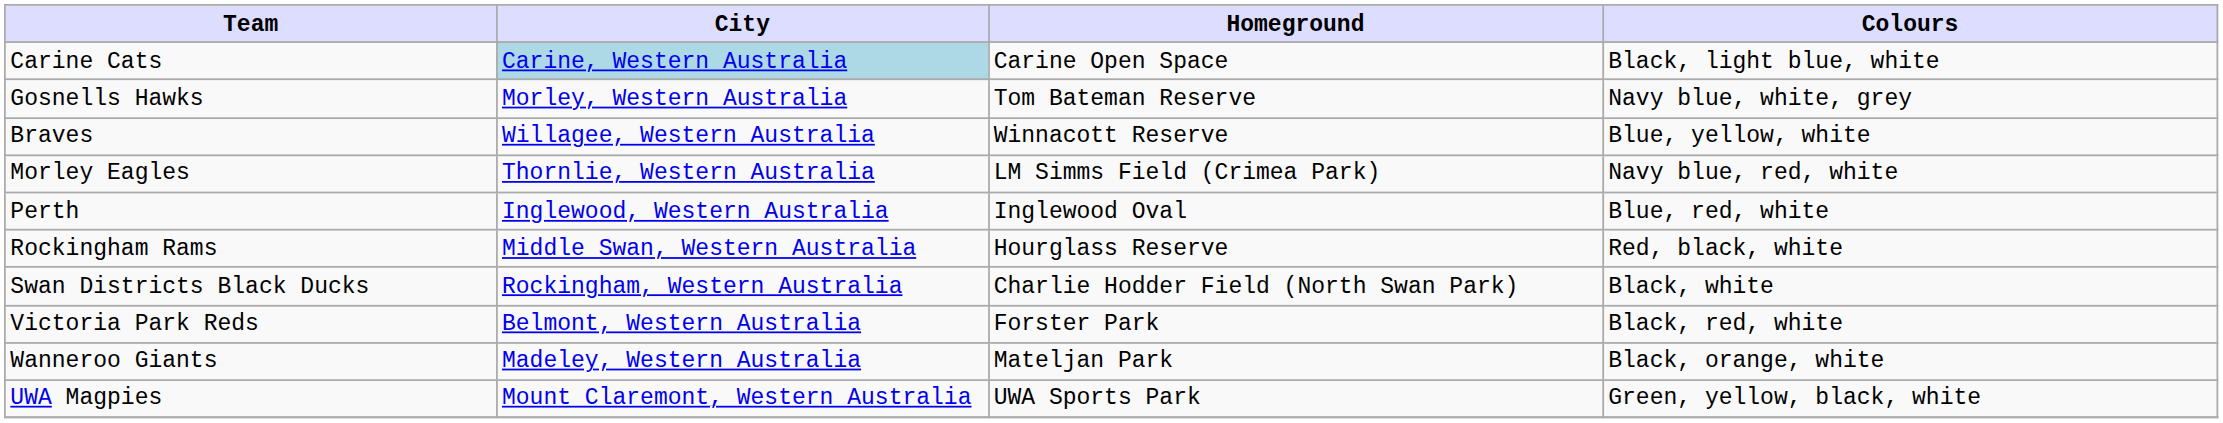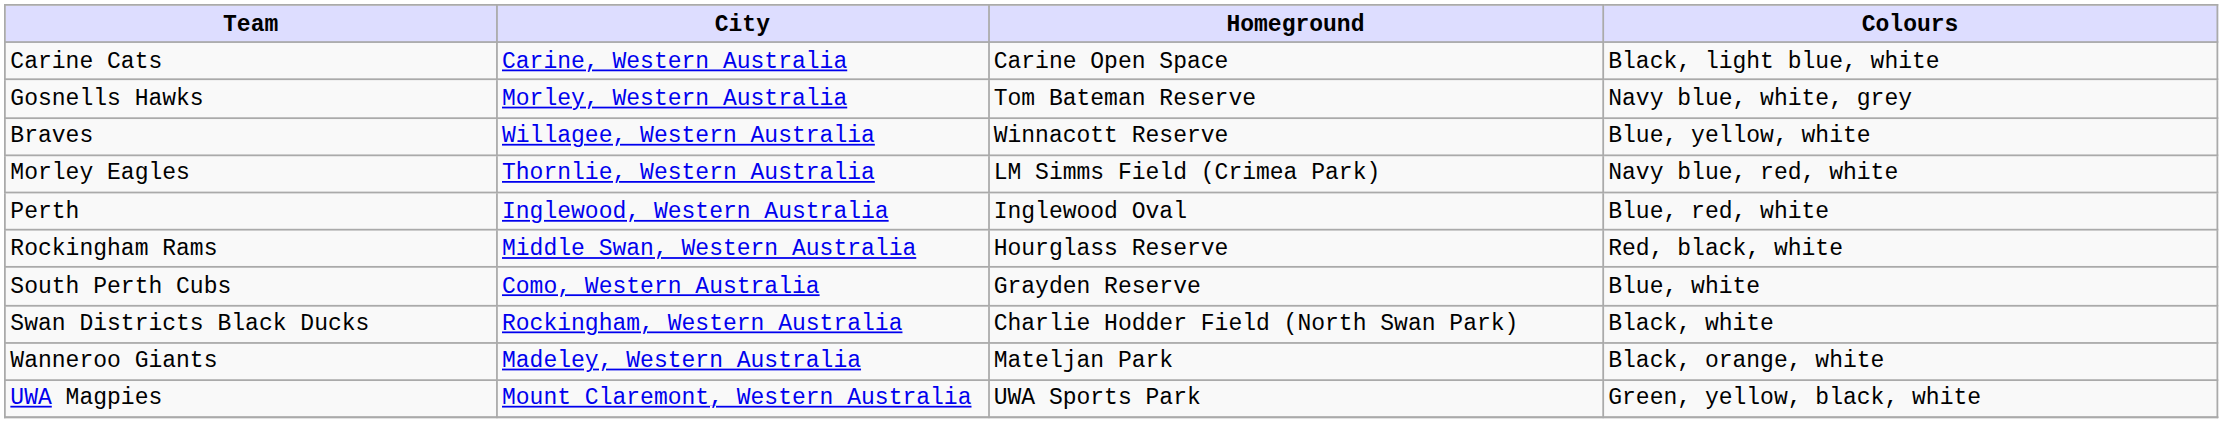(675, 61) lightblue background -> (675, 61) no background
+ row: (121, 286)
- row: (135, 324)
